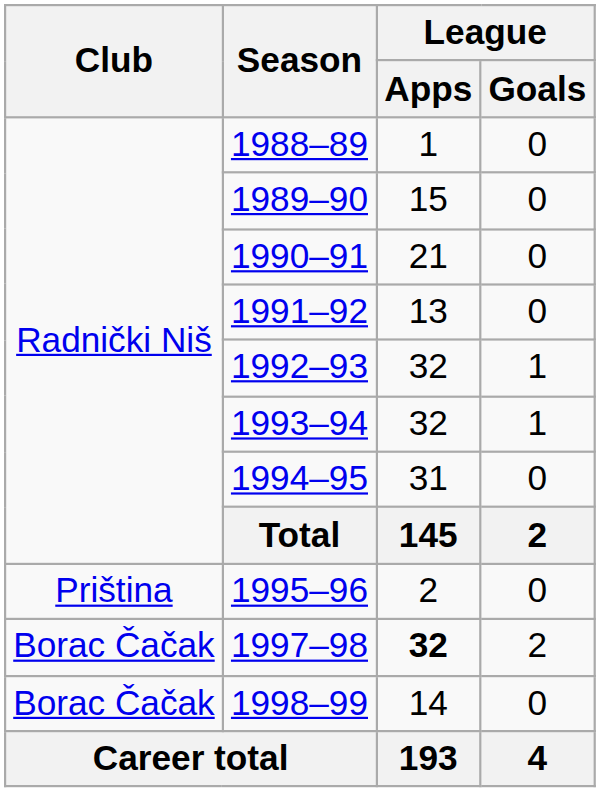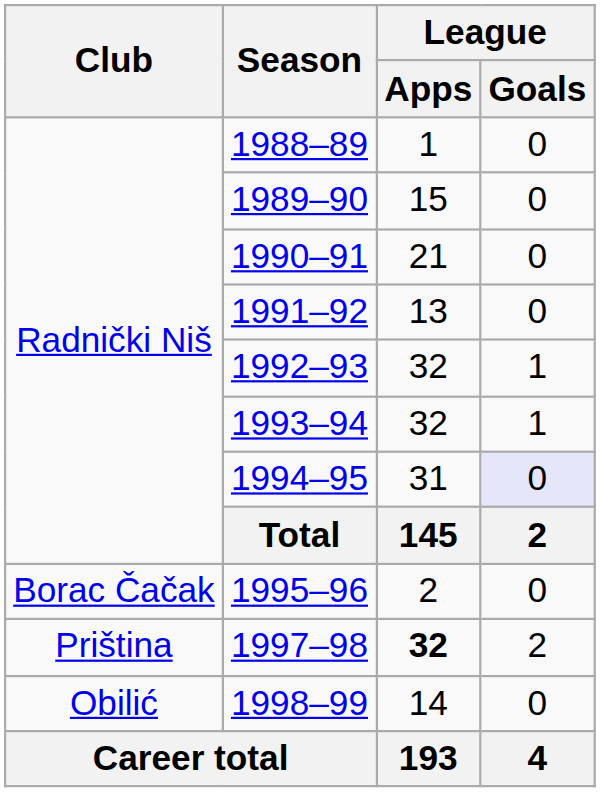(537, 479) no background -> (537, 479) lavender background
(114, 590) Priština -> (114, 590) Borac Čačak
(114, 646) Borac Čačak -> (114, 646) Priština
(114, 702) Borac Čačak -> (114, 702) Obilić
